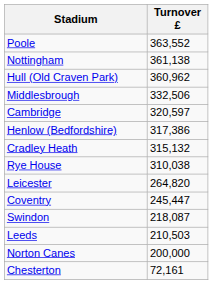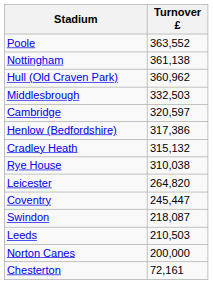(170, 95) 332,506 -> (170, 95) 332,503
